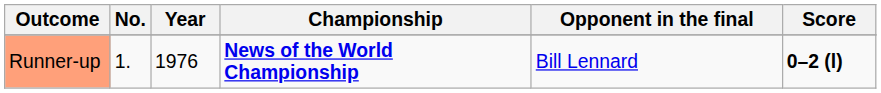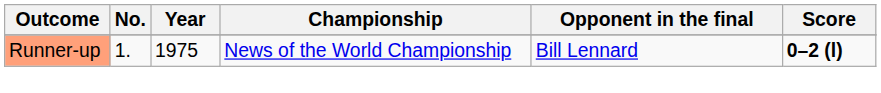(176, 61) 1976 -> (176, 50) 1975
(309, 61) bold -> (368, 50) normal
